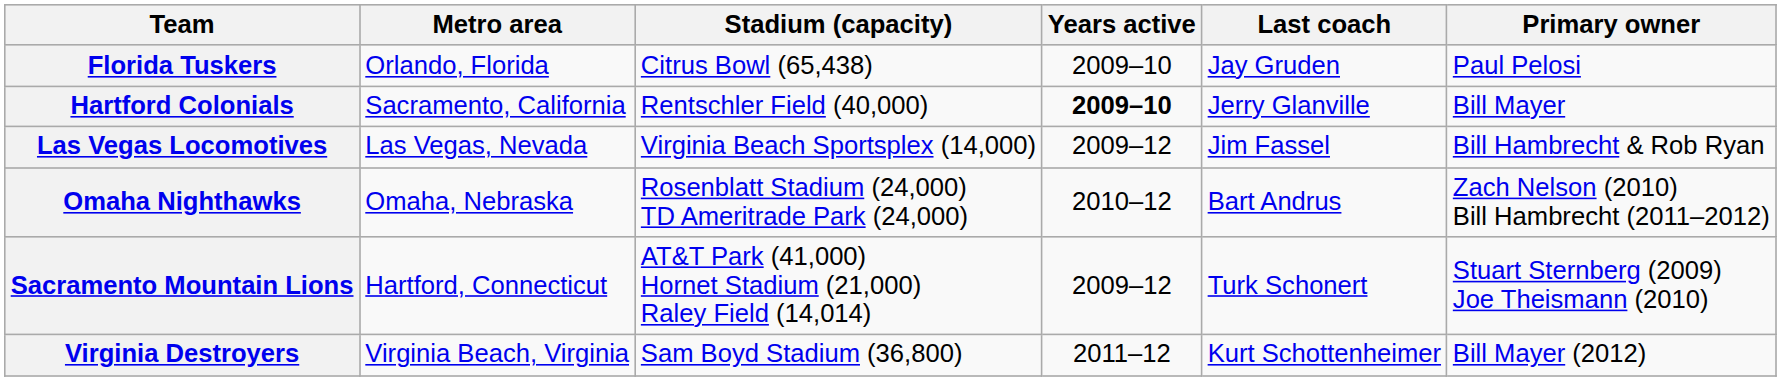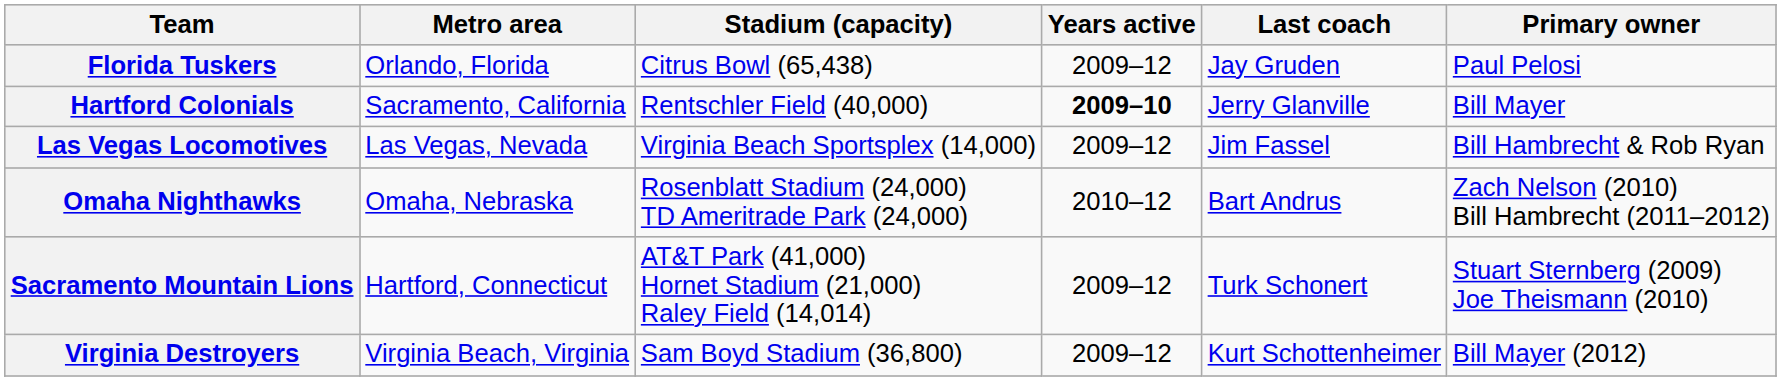(1122, 65) 2009–10 -> (1122, 65) 2009–12
(1122, 354) 2011–12 -> (1122, 354) 2009–12
